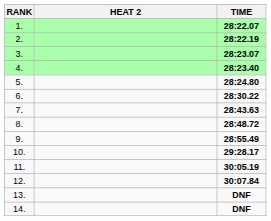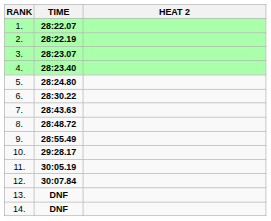columns swapped: (126, 12) <-> (241, 12)
